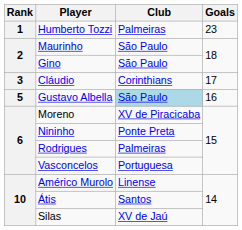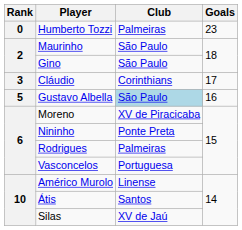(20, 30) 1 -> (20, 30) 0
